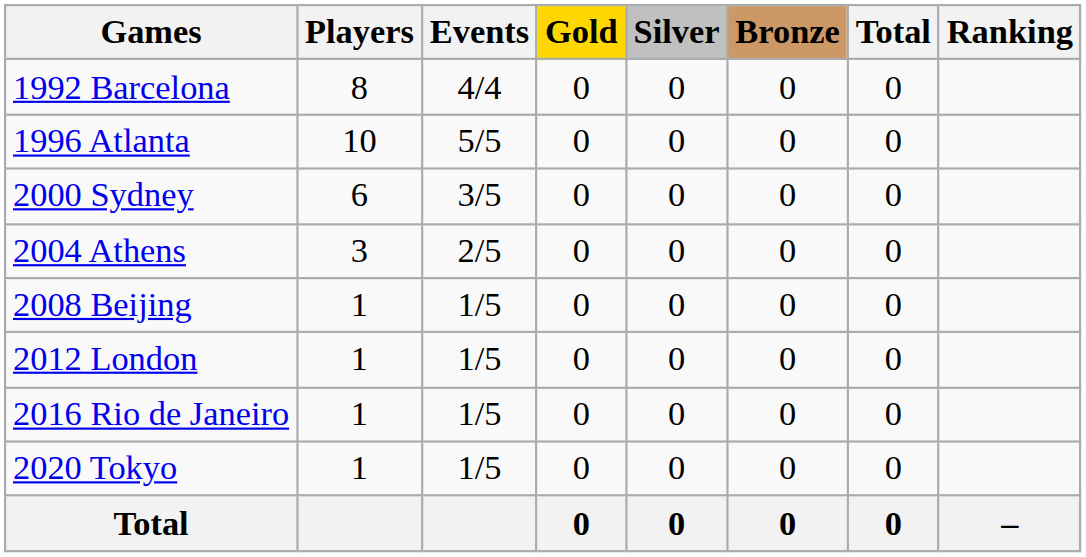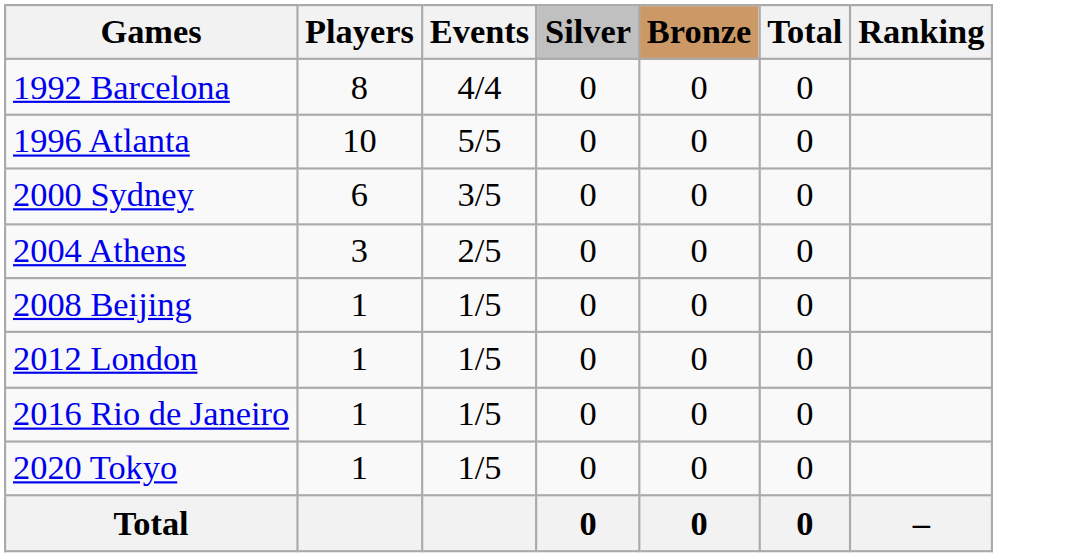- column: (581, 31)
